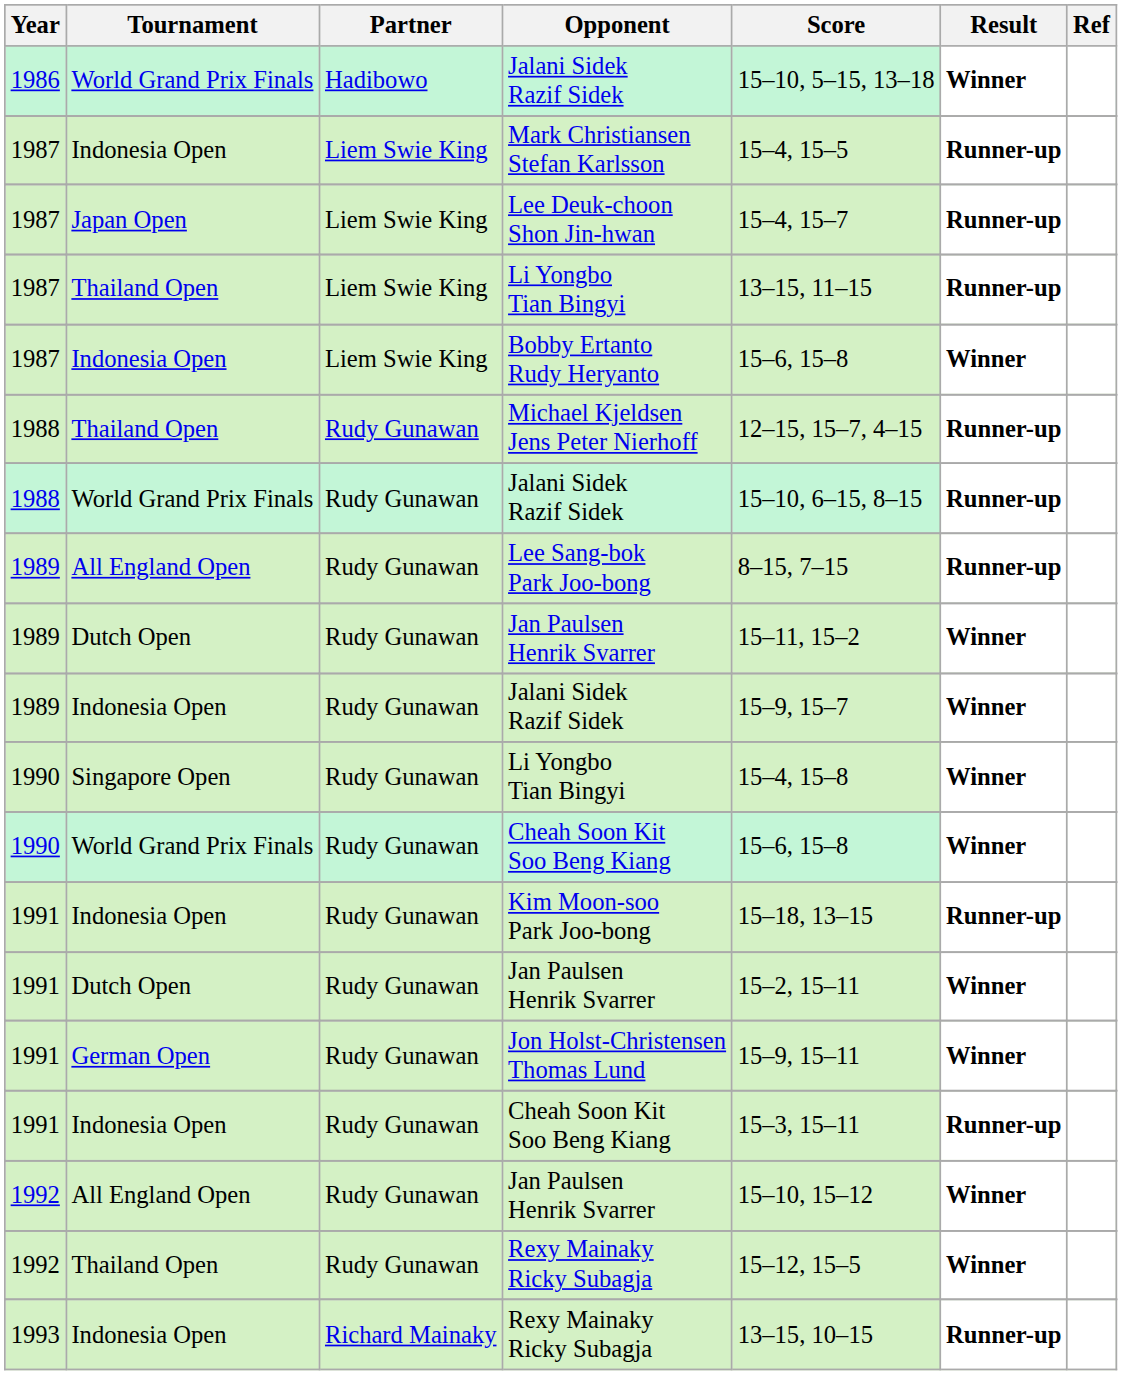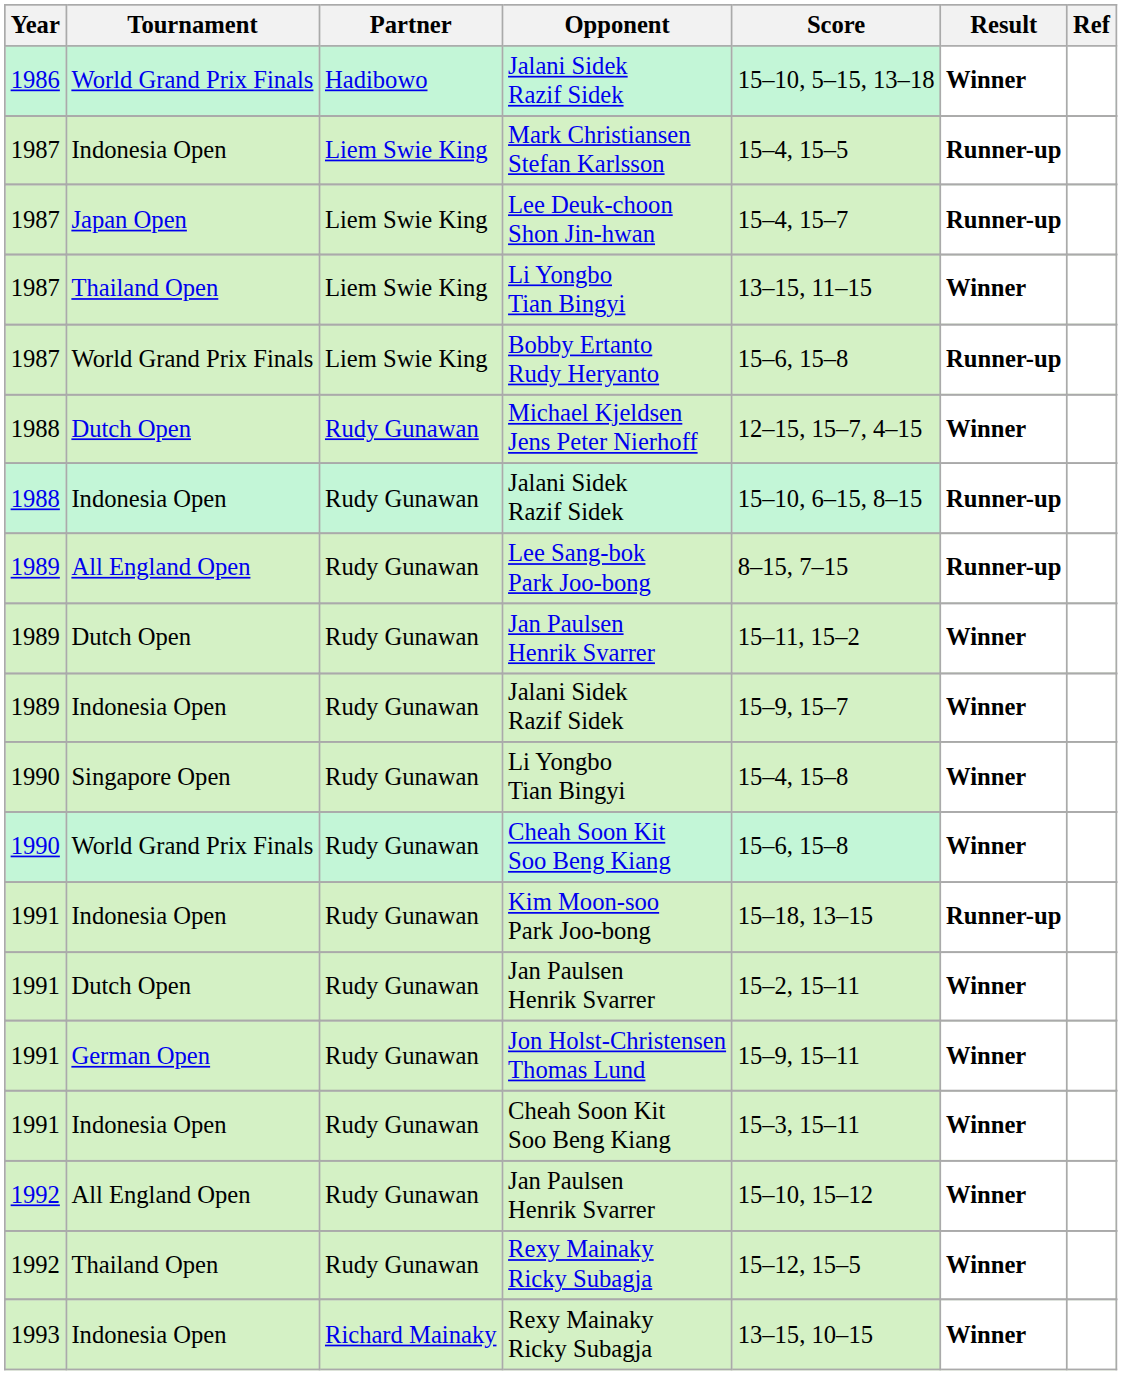(1004, 289) Runner-up -> (986, 289) Winner
(149, 359) Indonesia Open -> (192, 359) World Grand Prix Finals
(986, 359) Winner -> (1004, 359) Runner-up
(145, 428) Thailand Open -> (131, 428) Dutch Open
(1004, 428) Runner-up -> (986, 428) Winner
(192, 498) World Grand Prix Finals -> (149, 498) Indonesia Open
(1004, 1125) Runner-up -> (986, 1125) Winner
(1004, 1334) Runner-up -> (986, 1334) Winner
